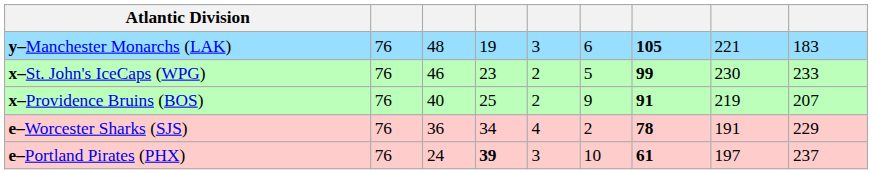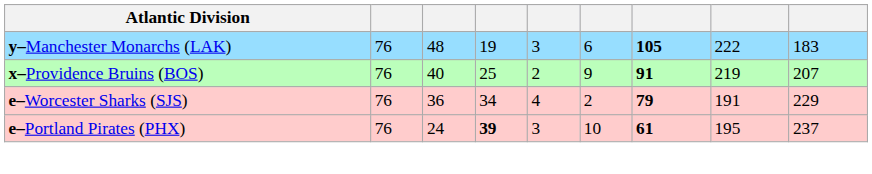(727, 45) 221 -> (727, 45) 222
- row: (107, 73)
(645, 127) 78 -> (645, 100) 79
(727, 155) 197 -> (727, 127) 195
